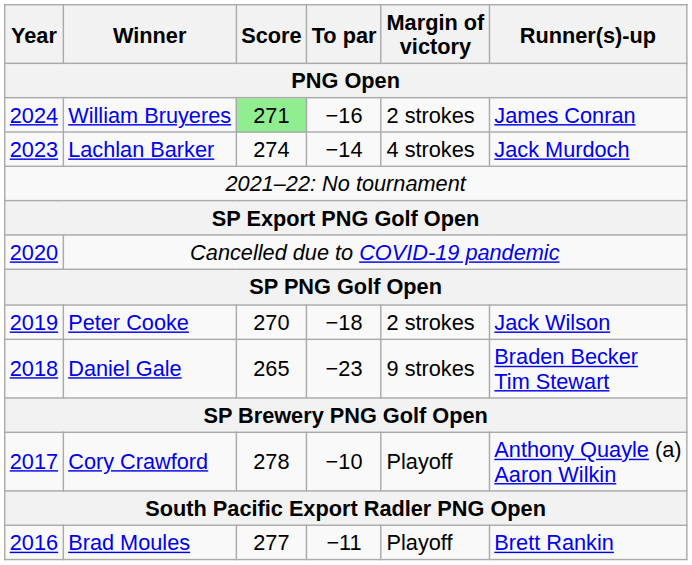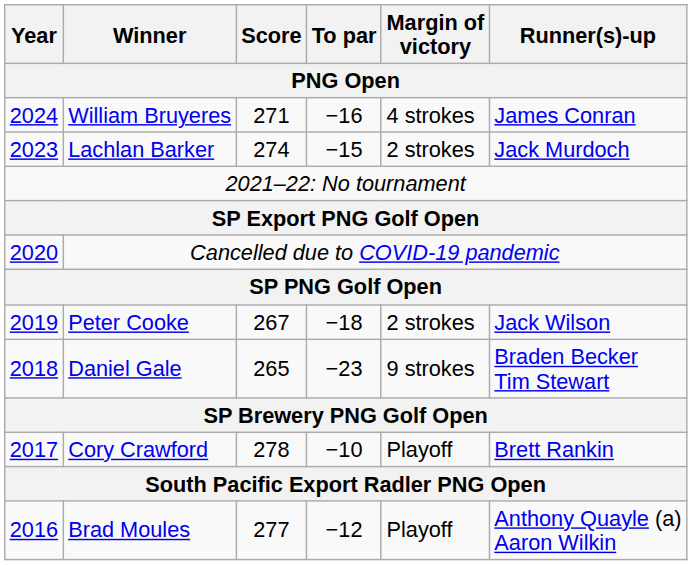(271, 115) lightgreen background -> (271, 115) no background
(431, 115) 2 strokes -> (431, 115) 4 strokes
(344, 150) −14 -> (344, 150) −15
(431, 150) 4 strokes -> (431, 150) 2 strokes
(271, 322) 270 -> (271, 322) 267
(588, 461) Anthony Quayle (a) Aaron Wilkin -> (554, 449) Brett Rankin
(344, 542) −11 -> (344, 530) −12
(554, 542) Brett Rankin -> (588, 530) Anthony Quayle (a) Aaron Wilkin
